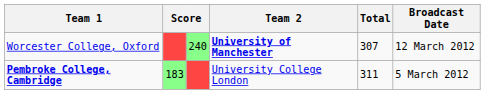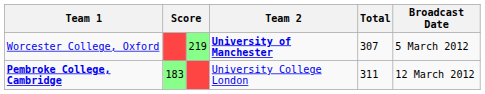(198, 47) 240 -> (198, 47) 219
(435, 47) 12 March 2012 -> (432, 47) 5 March 2012
(432, 75) 5 March 2012 -> (435, 75) 12 March 2012
